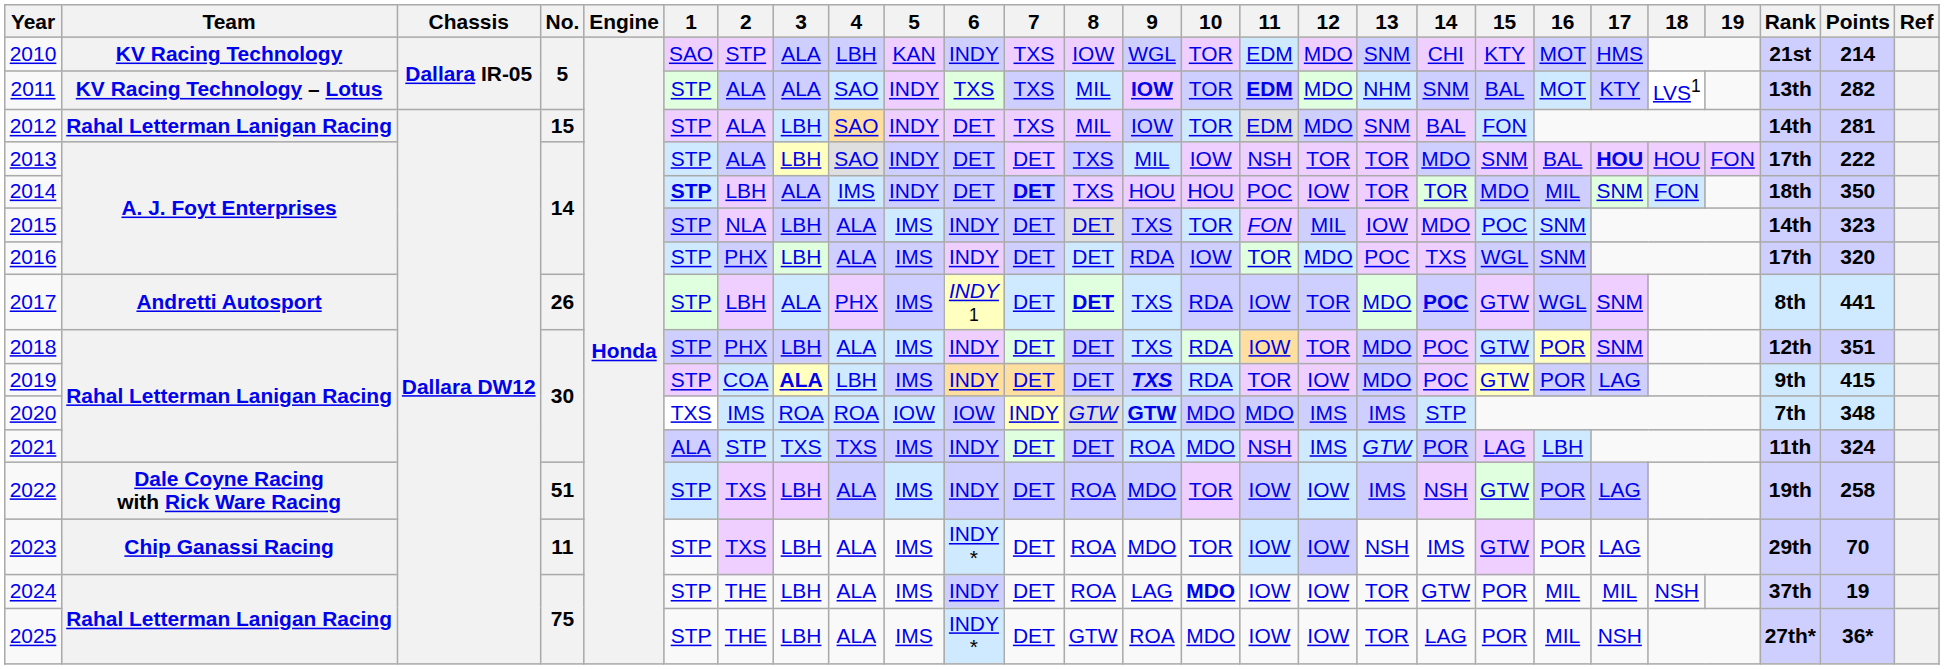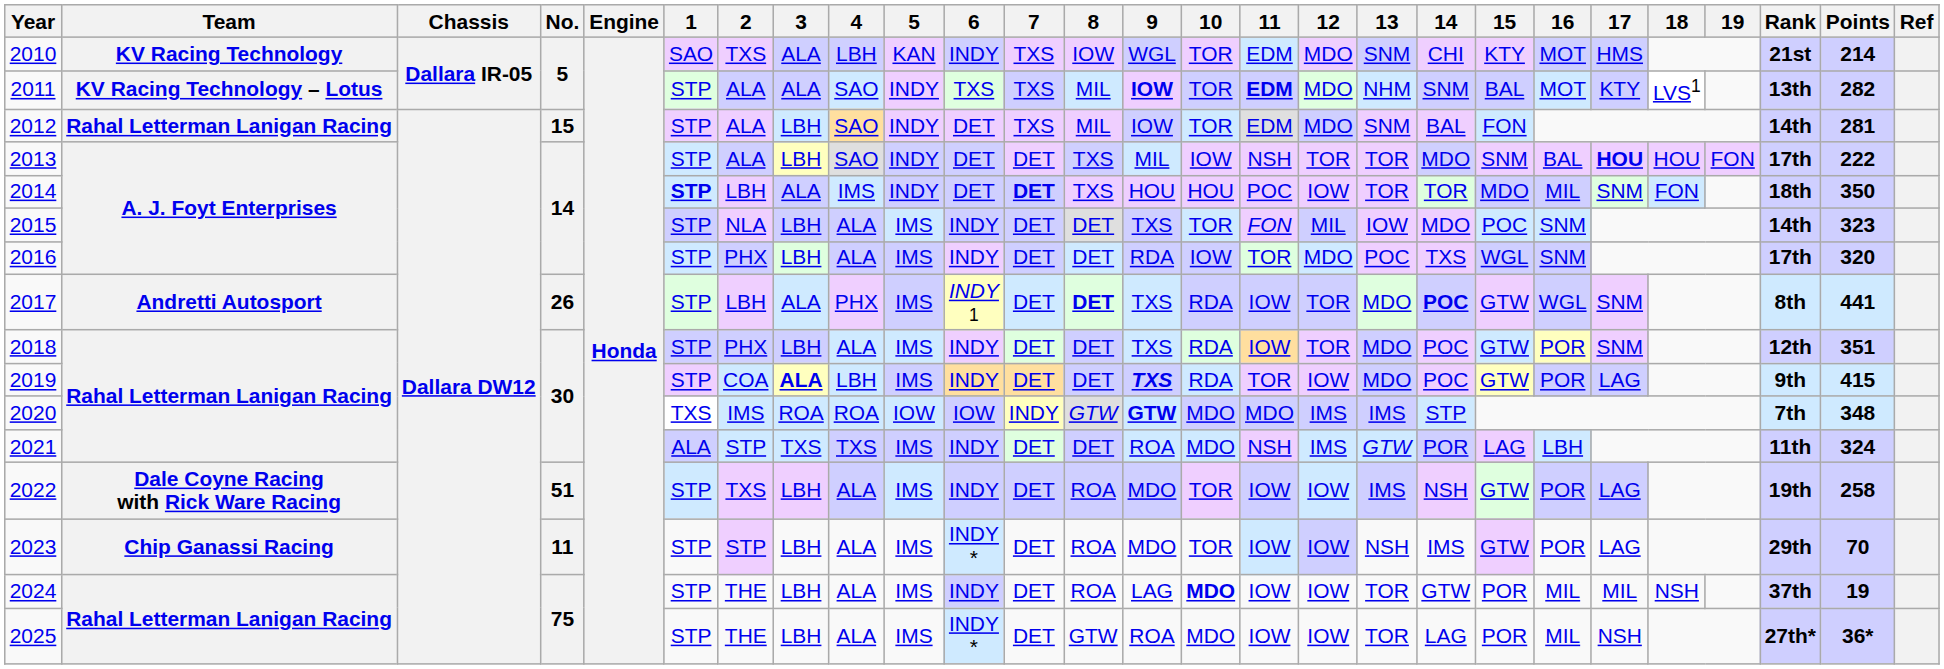(746, 54) STP -> (746, 54) TXS
(746, 546) TXS -> (746, 546) STP
